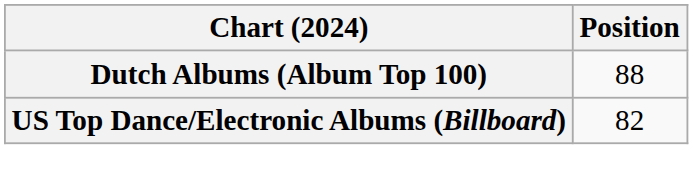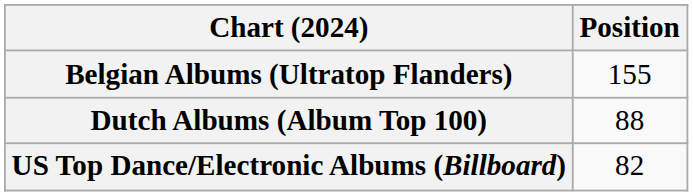+ row: (289, 73)
